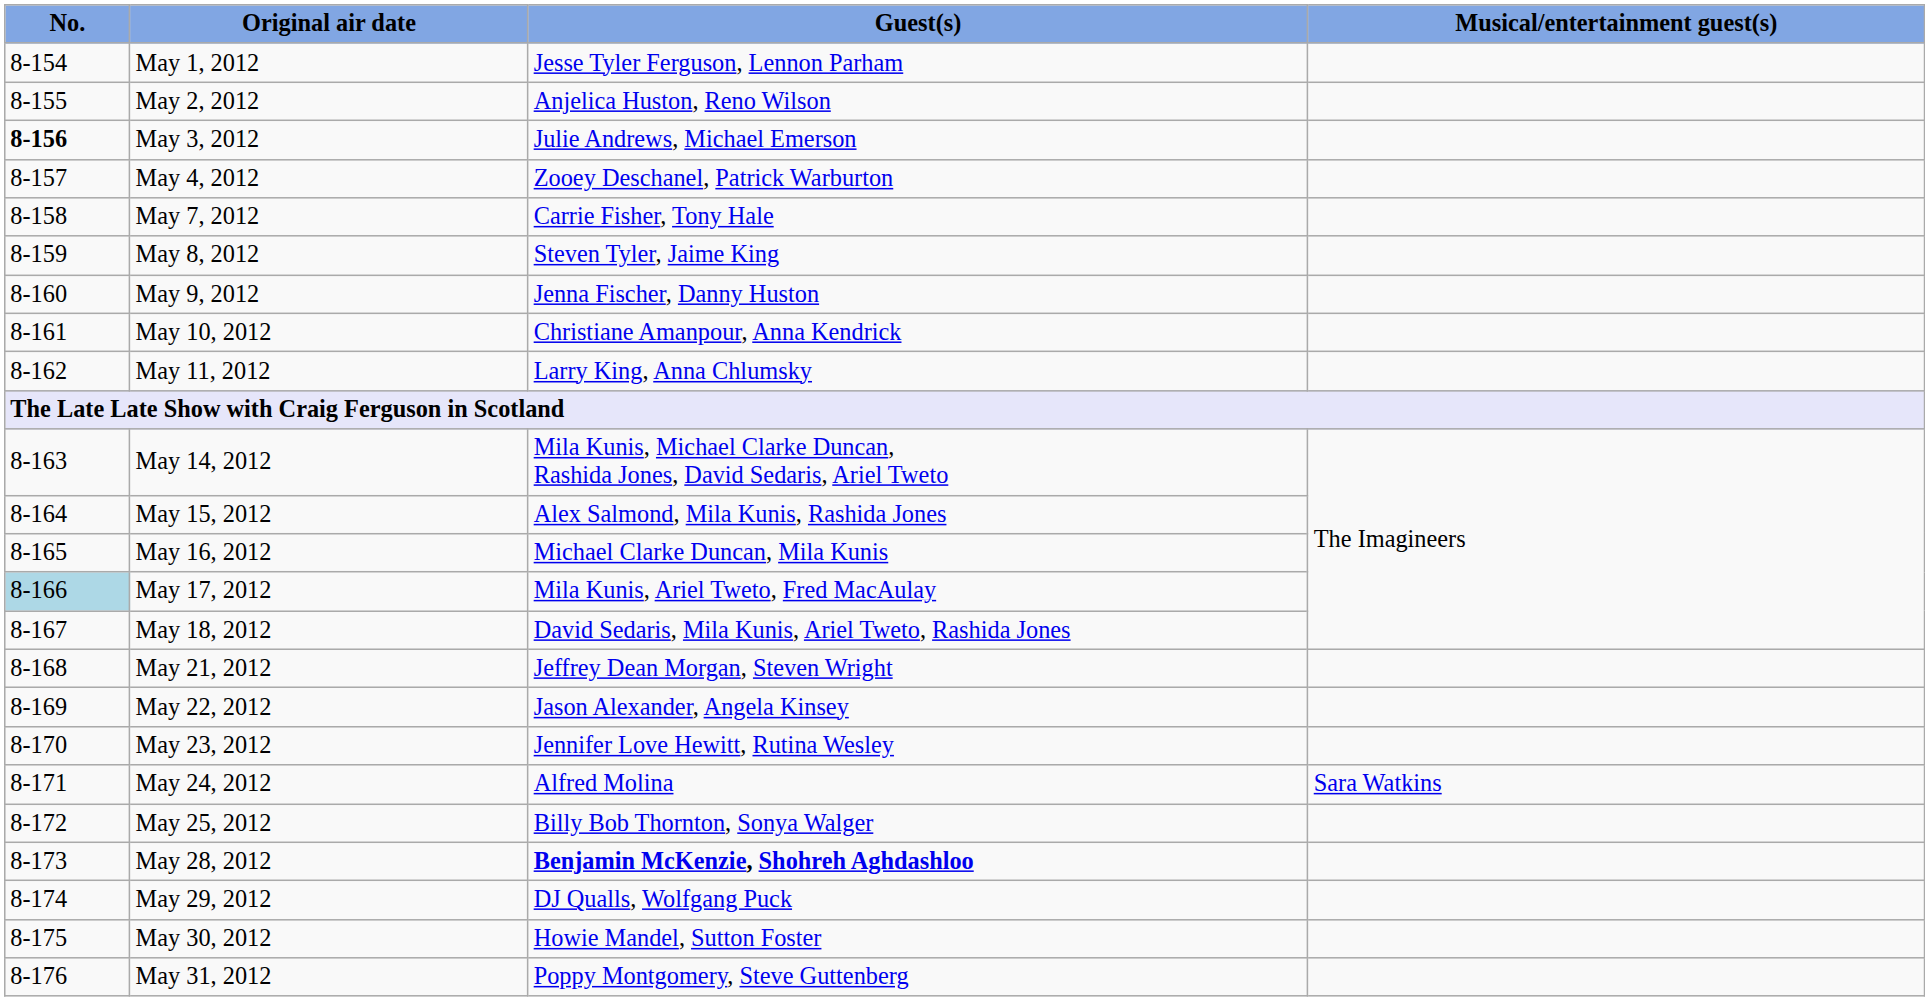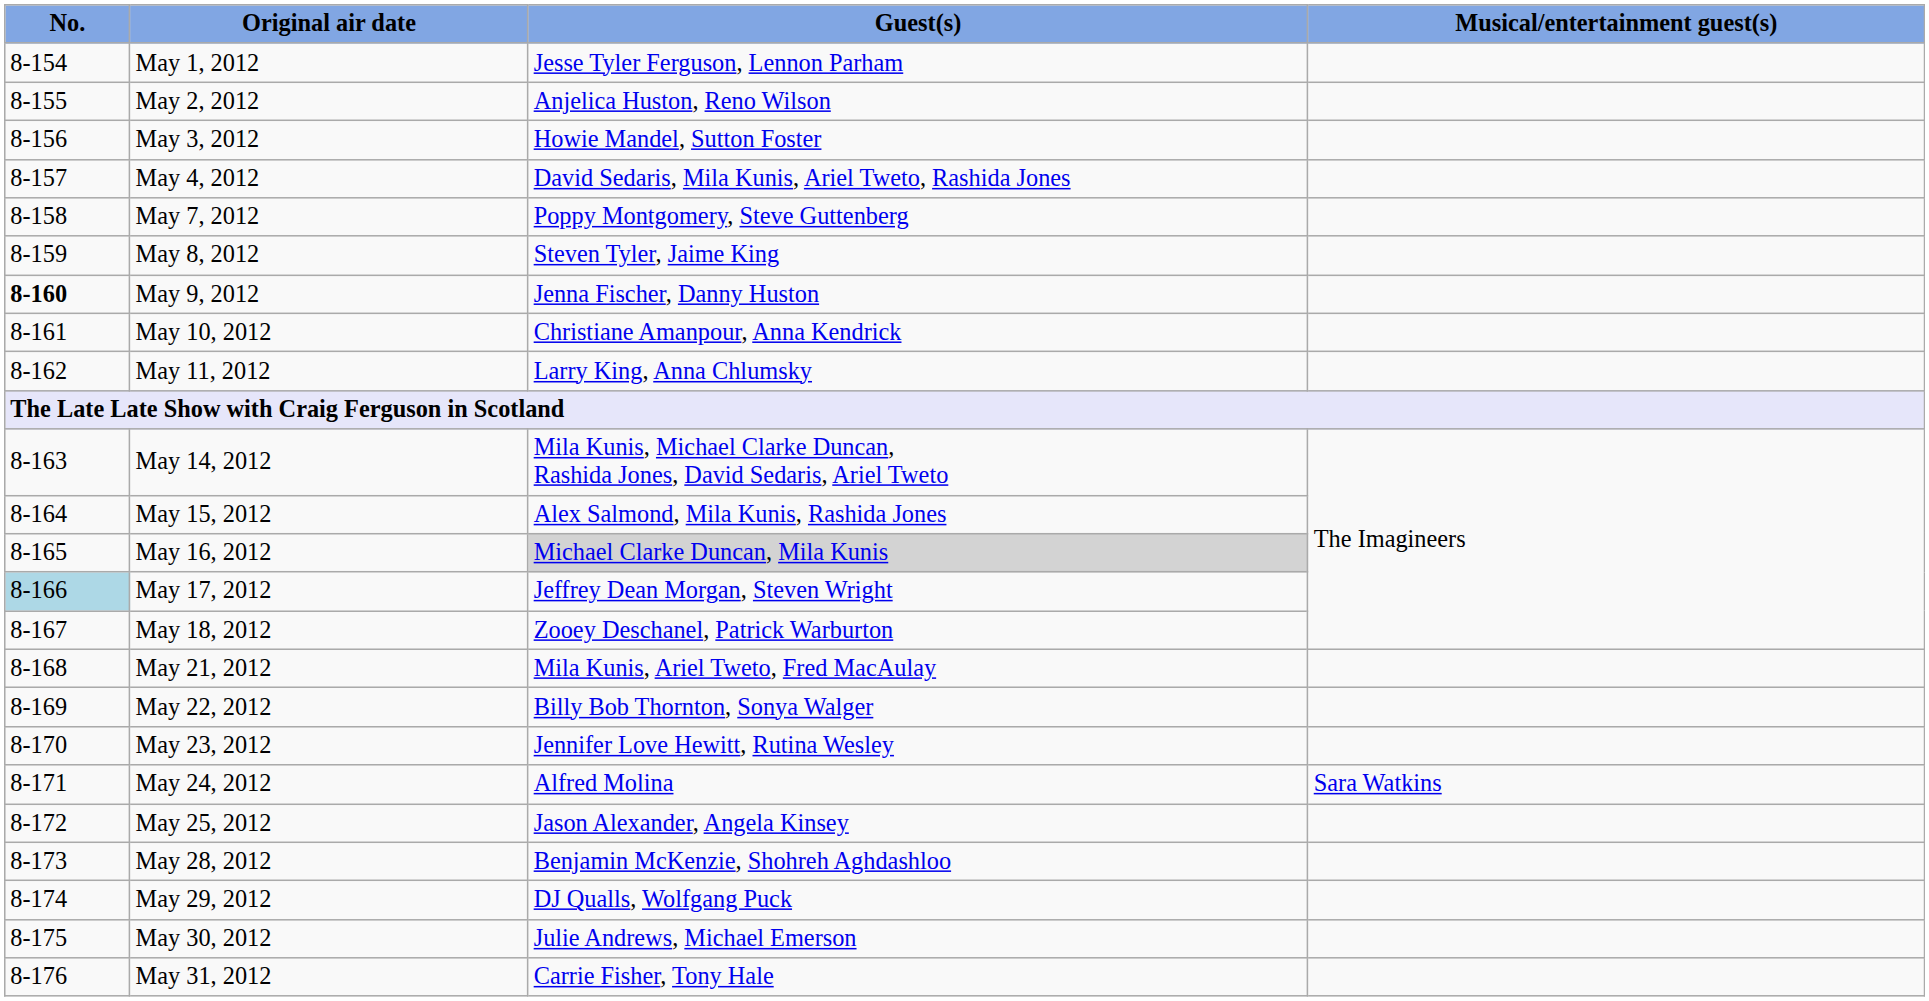(39, 139) bold -> (39, 139) normal
(695, 139) Julie Andrews, Michael Emerson -> (678, 139) Howie Mandel, Sutton Foster
(713, 178) Zooey Deschanel, Patrick Warburton -> (802, 178) David Sedaris, Mila Kunis, Ariel Tweto, Rashida Jones
(654, 216) Carrie Fisher, Tony Hale -> (721, 216) Poppy Montgomery, Steve Guttenberg
(39, 293) normal -> (39, 293) bold
(711, 552) no background -> (711, 552) lightgrey background
(735, 591) Mila Kunis, Ariel Tweto, Fred MacAulay -> (713, 591) Jeffrey Dean Morgan, Steven Wright
(802, 629) David Sedaris, Mila Kunis, Ariel Tweto, Rashida Jones -> (713, 629) Zooey Deschanel, Patrick Warburton
(713, 668) Jeffrey Dean Morgan, Steven Wright -> (735, 668) Mila Kunis, Ariel Tweto, Fred MacAulay
(691, 706) Jason Alexander, Angela Kinsey -> (703, 706) Billy Bob Thornton, Sonya Walger
(703, 822) Billy Bob Thornton, Sonya Walger -> (691, 822) Jason Alexander, Angela Kinsey
(754, 861) bold -> (742, 861) normal
(678, 938) Howie Mandel, Sutton Foster -> (695, 938) Julie Andrews, Michael Emerson
(721, 976) Poppy Montgomery, Steve Guttenberg -> (654, 976) Carrie Fisher, Tony Hale
